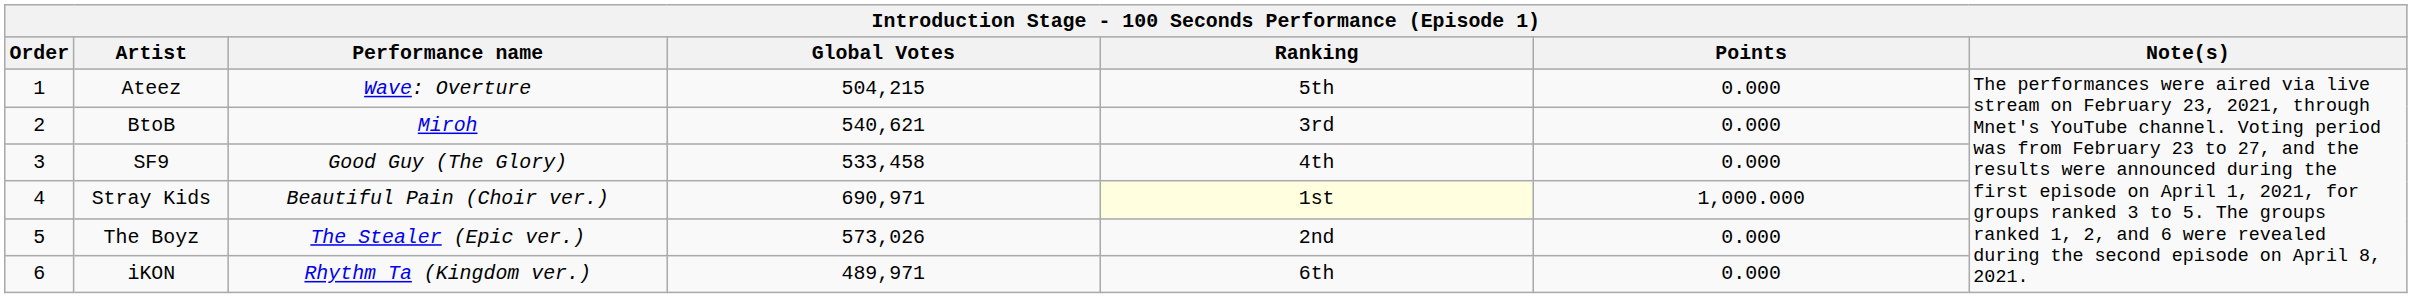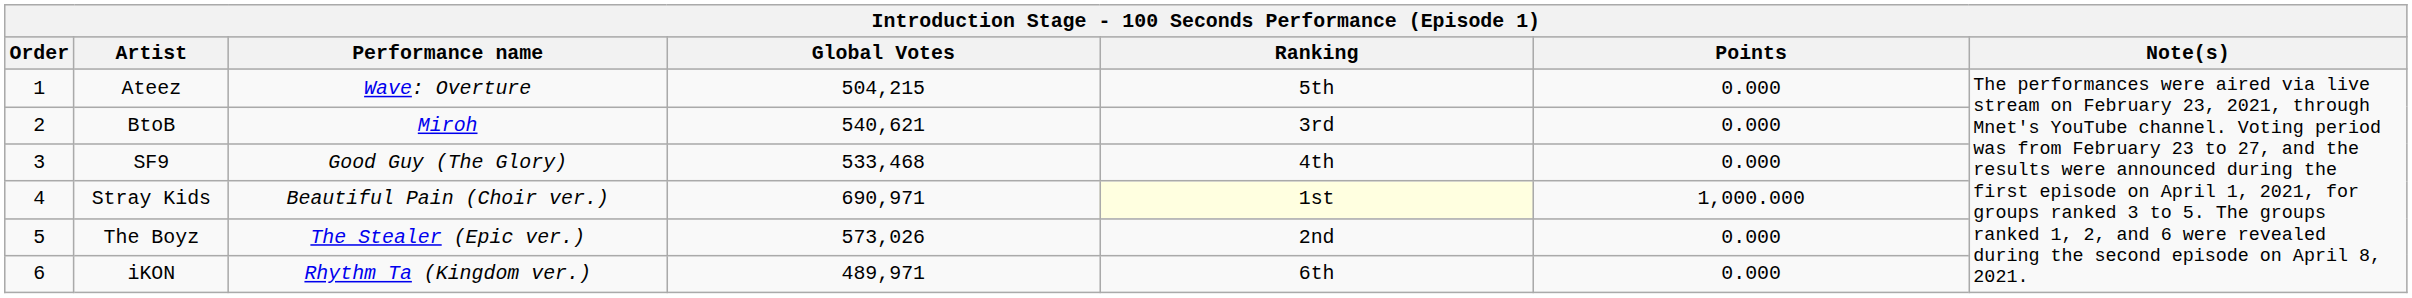(883, 163) 533,458 -> (883, 163) 533,468
